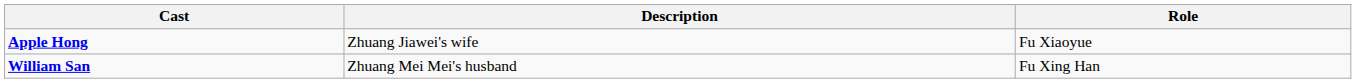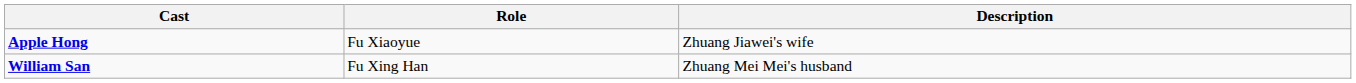columns swapped: (1183, 16) <-> (680, 16)
